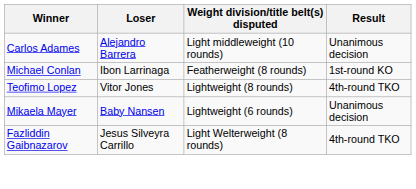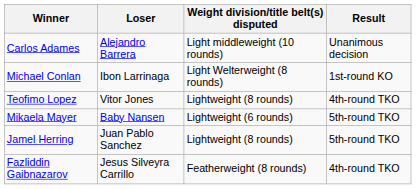(247, 71) Featherweight (8 rounds) -> (237, 77) Light Welterweight (8 rounds)
(356, 111) Unanimous decision -> (364, 117) 5th-round TKO
+ row: (40, 140)
(237, 140) Light Welterweight (8 rounds) -> (247, 169) Featherweight (8 rounds)
